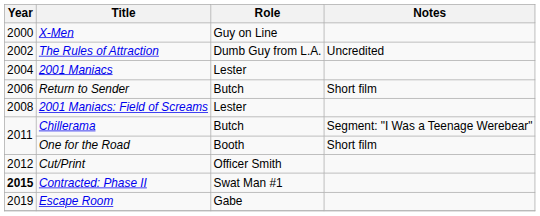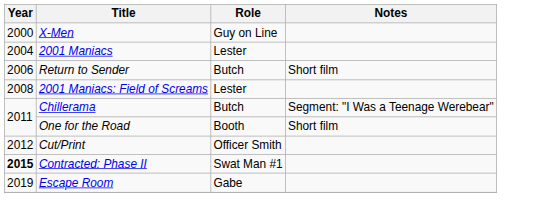- row: (99, 51)
